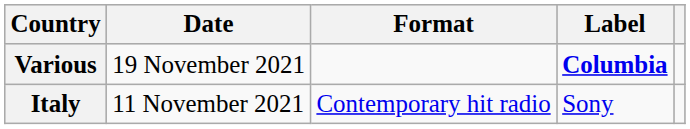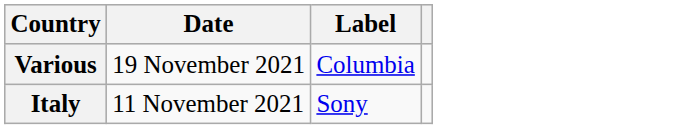- column: (434, 24)
(615, 63) bold -> (366, 63) normal
